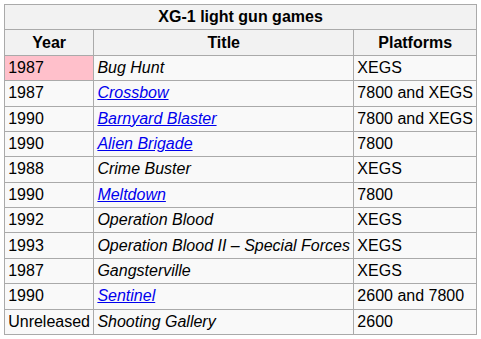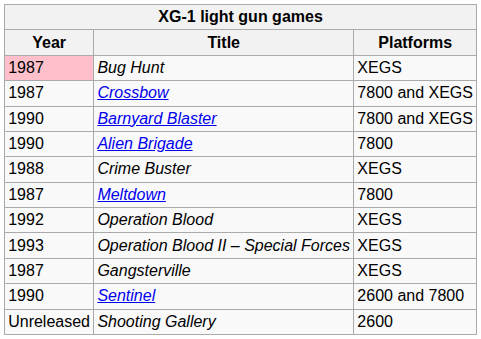(26, 194) 1990 -> (26, 194) 1987
